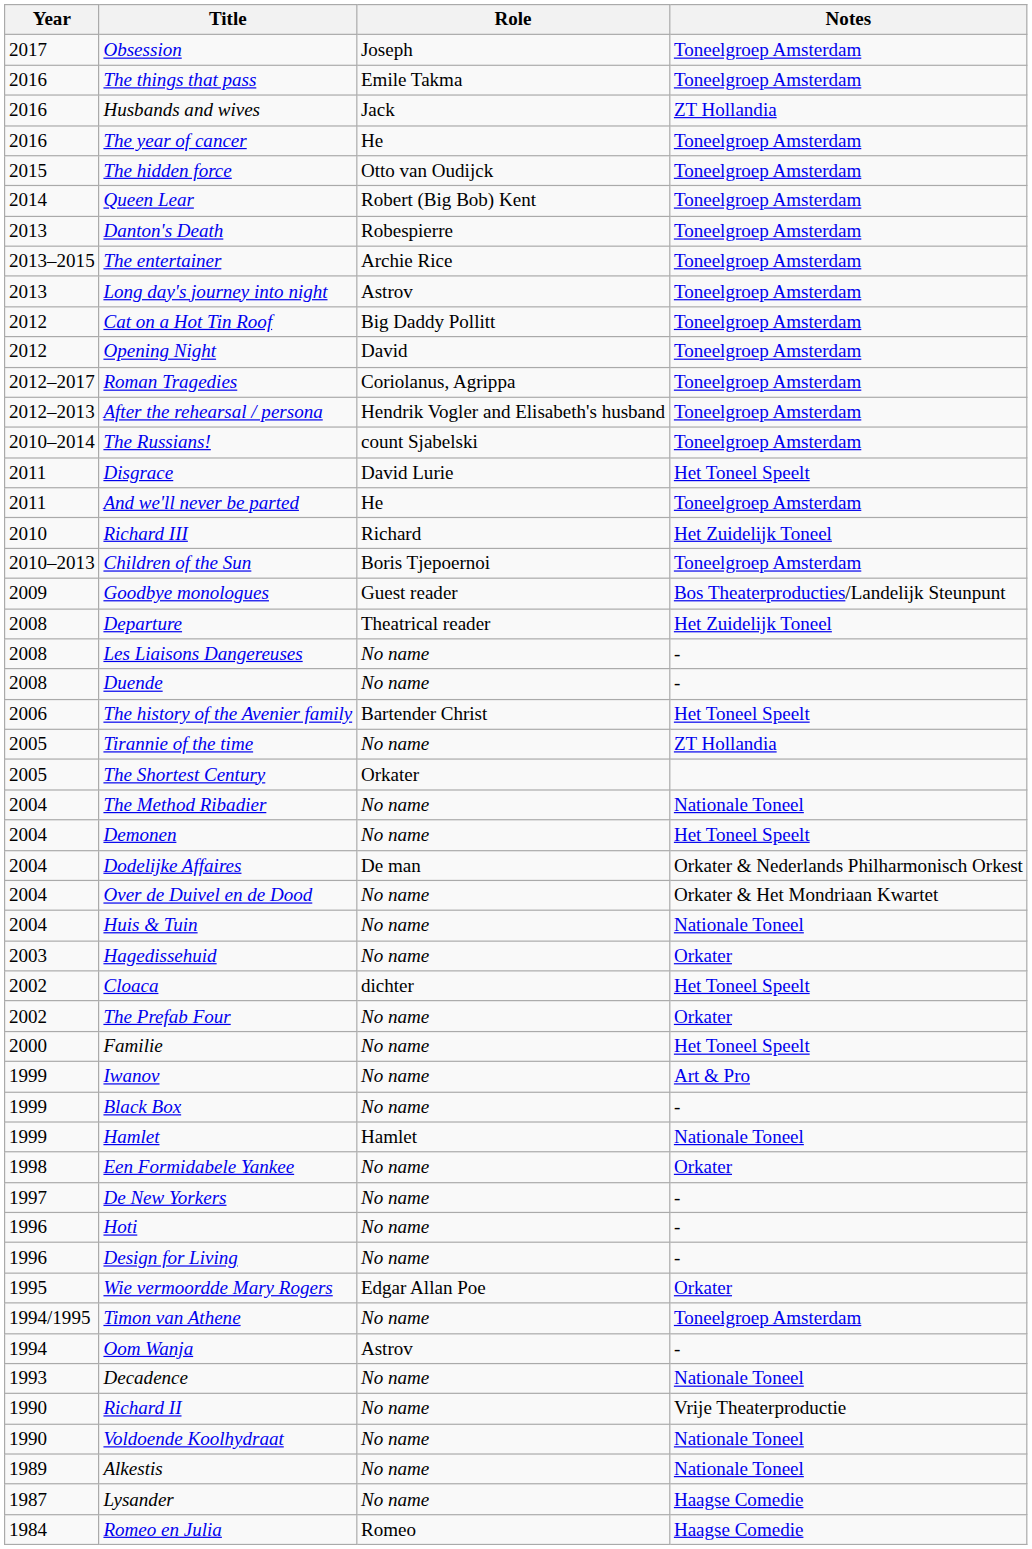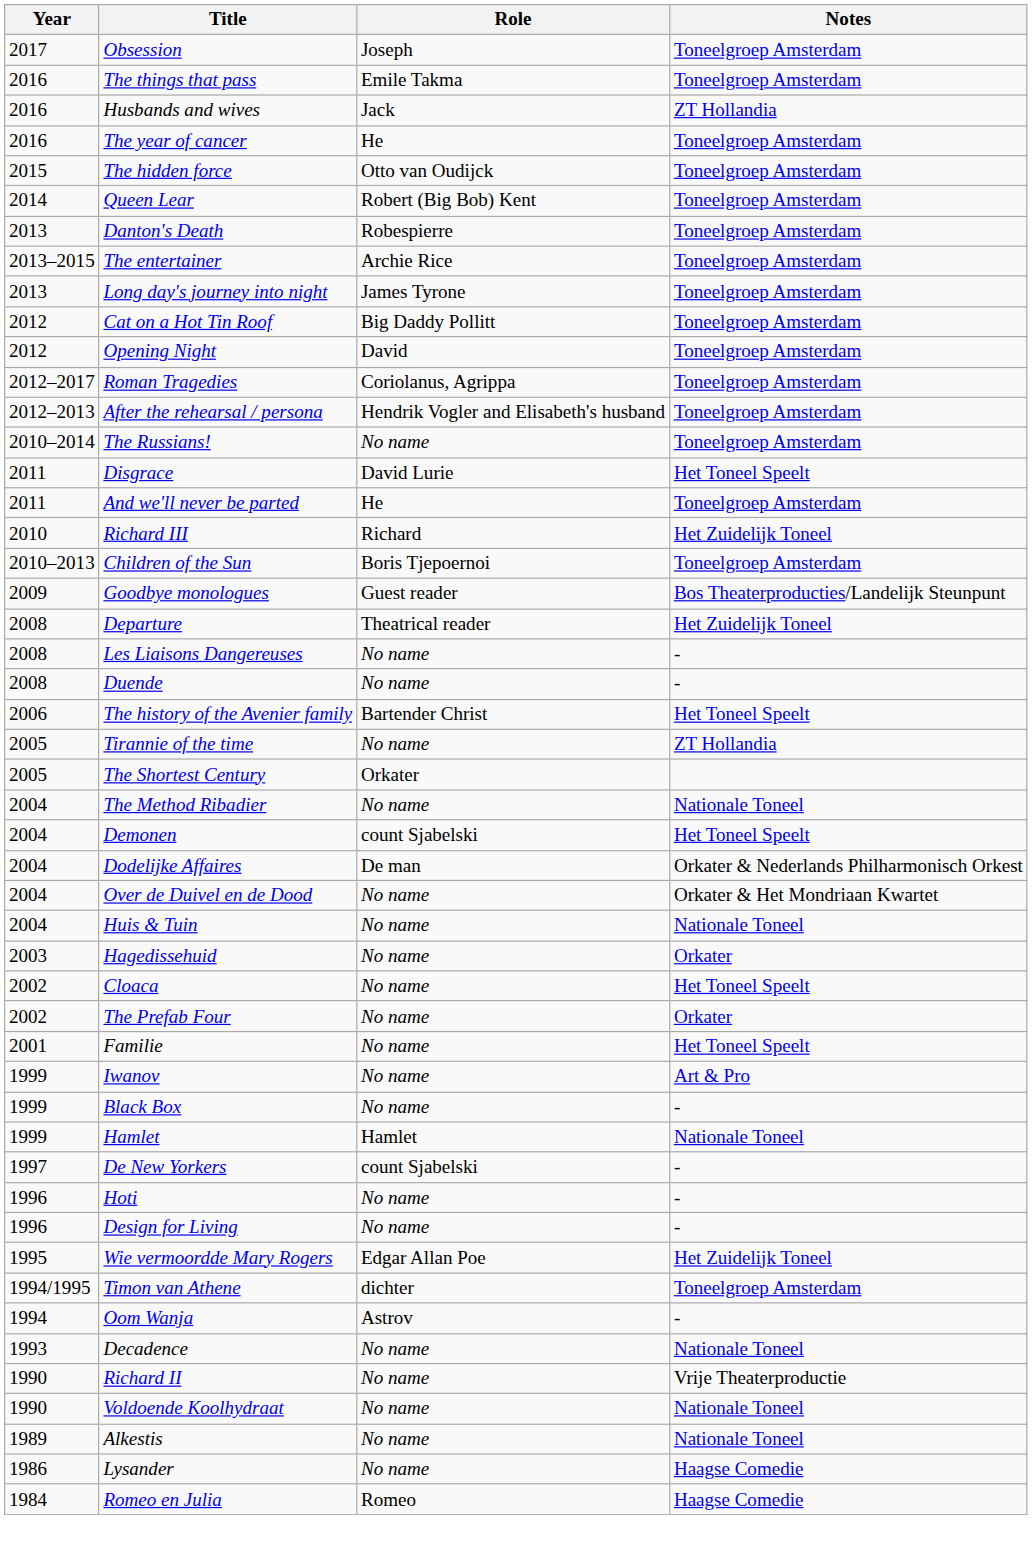(387, 291) Astrov -> (413, 291) James Tyrone
(419, 442) count Sjabelski -> (395, 442) No name
(395, 834) No name -> (419, 834) count Sjabelski
(387, 985) dichter -> (395, 985) No name
(28, 1046) 2000 -> (28, 1046) 2001
- row: (199, 1167)
(395, 1197) No name -> (419, 1167) count Sjabelski
(703, 1287) Orkater -> (753, 1257) Het Zuidelijk Toneel
(395, 1318) No name -> (387, 1287) dichter
(28, 1499) 1987 -> (28, 1469) 1986
